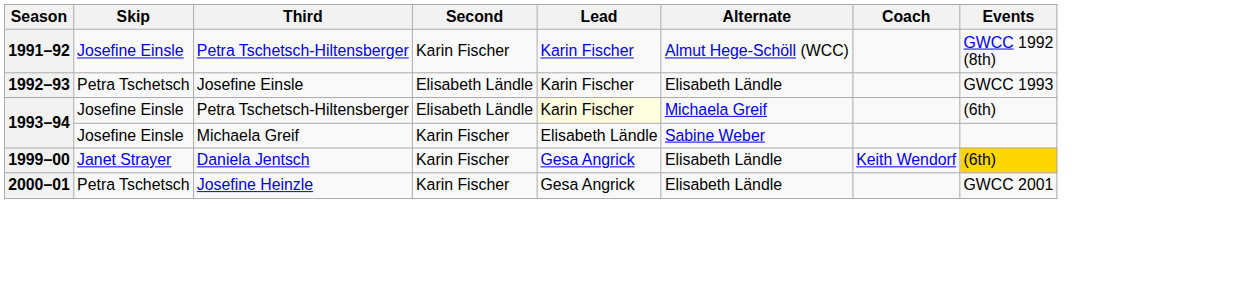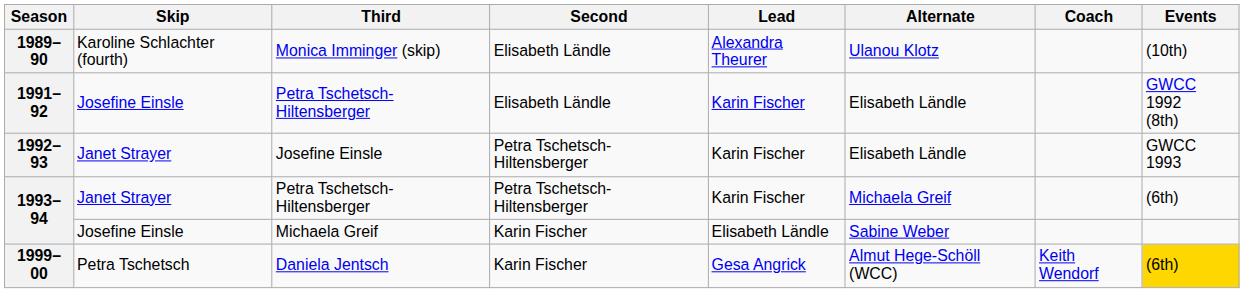+ row: (39, 51)
(463, 51) Karin Fischer -> (552, 102) Elisabeth Ländle
(757, 51) Almut Hege-Schöll (WCC) -> (908, 102) Elisabeth Ländle
(133, 85) Petra Tschetsch -> (124, 154) Janet Strayer
(475, 85) Elisabeth Ländle -> (553, 154) Petra Tschetsch-Hiltensberger
(130, 110) Josefine Einsle -> (124, 197) Janet Strayer
(475, 110) Elisabeth Ländle -> (553, 197) Petra Tschetsch-Hiltensberger
(587, 110) lightyellow background -> (758, 197) no background
(124, 160) Janet Strayer -> (133, 265) Petra Tschetsch
(723, 160) Elisabeth Ländle -> (915, 265) Almut Hege-Schöll (WCC)
- row: (39, 185)
